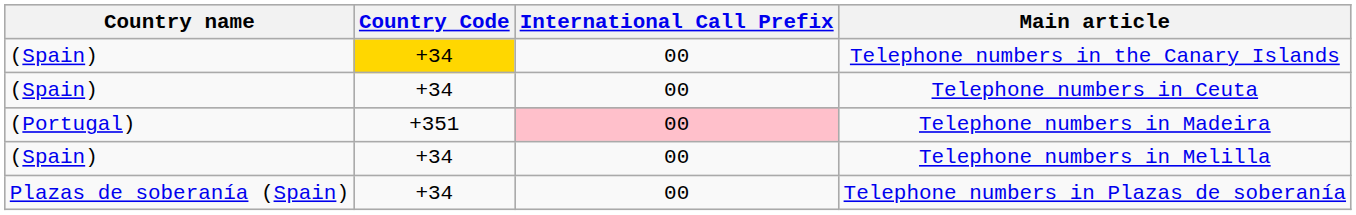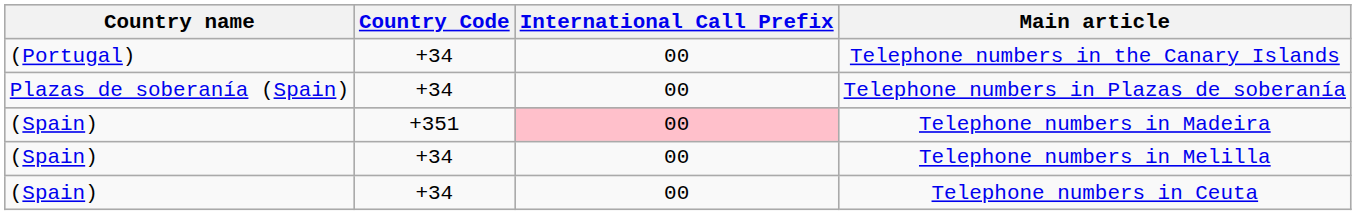(54, 56) (Spain) -> (73, 56) (Portugal)
(434, 56) gold background -> (434, 56) no background
rows swapped: (1095, 90) <-> (1095, 192)
(73, 124) (Portugal) -> (54, 124) (Spain)
